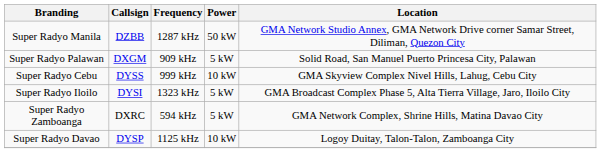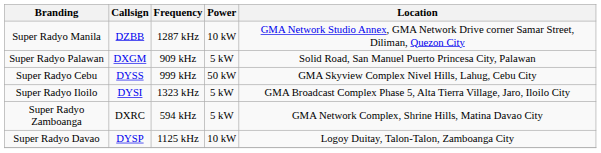(222, 36) 50 kW -> (222, 36) 10 kW
(222, 76) 10 kW -> (222, 76) 50 kW
